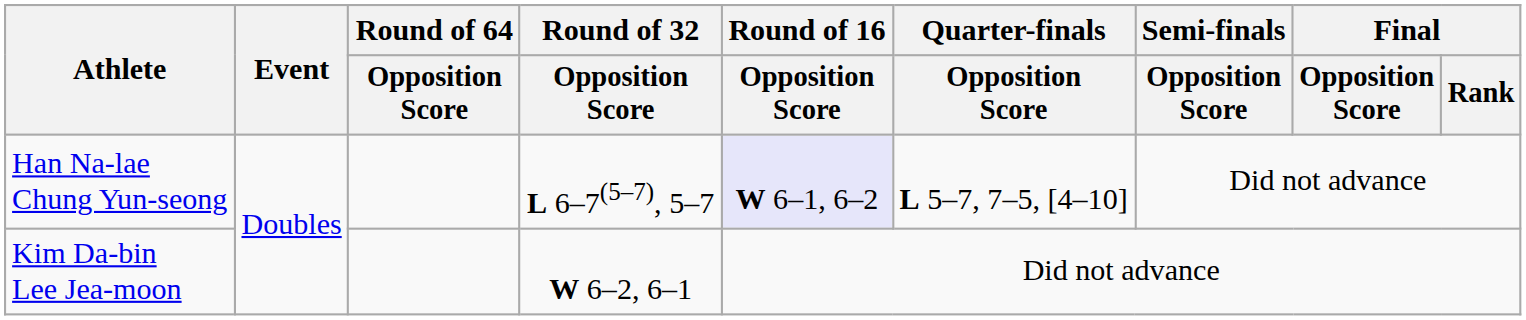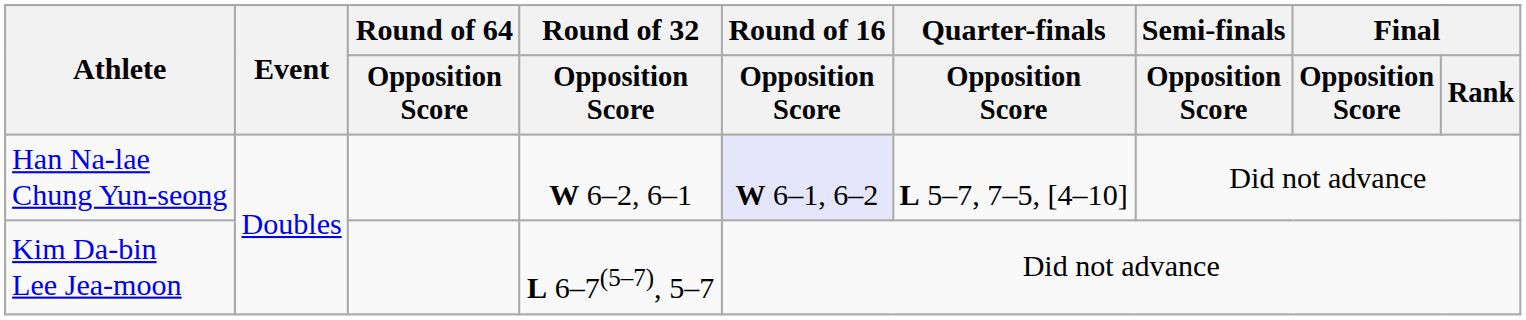(621, 199) L 6–7(5–7), 5–7 -> (621, 195) W 6–2, 6–1
(621, 288) W 6–2, 6–1 -> (621, 284) L 6–7(5–7), 5–7
